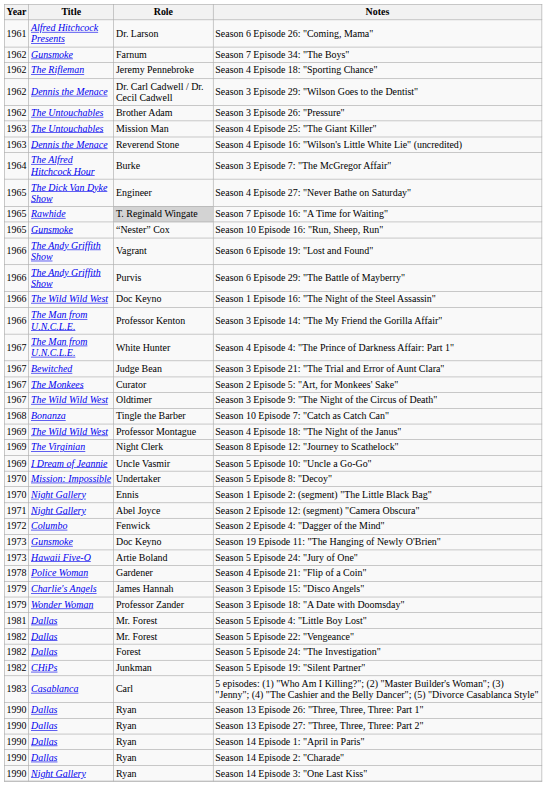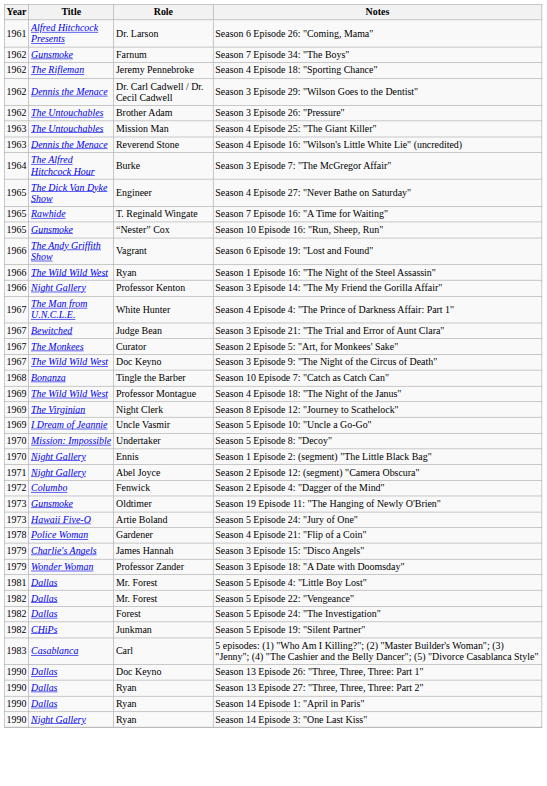(157, 214) lightgrey background -> (157, 214) no background
- row: (310, 278)
(139, 299) Doc Keyno -> (126, 272) Ryan
(59, 320) The Man from U.N.C.L.E. -> (58, 288) Night Gallery
(134, 400) Oldtimer -> (139, 362) Doc Keyno
(139, 542) Doc Keyno -> (134, 504) Oldtimer
(126, 710) Ryan -> (139, 672) Doc Keyno
- row: (280, 757)
